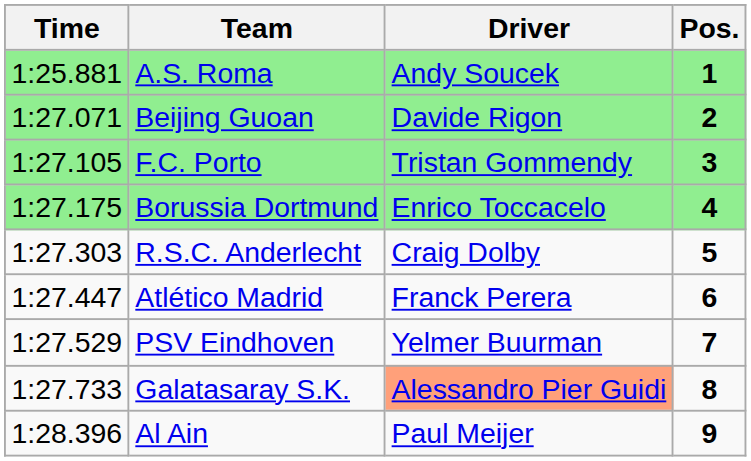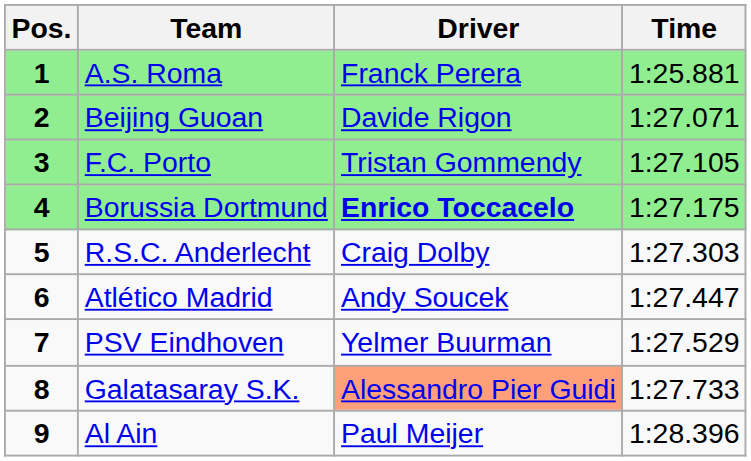columns swapped: (710, 28) <-> (67, 28)
(475, 73) Andy Soucek -> (431, 73) Franck Perera
(499, 208) normal -> (458, 208) bold
(482, 298) Franck Perera -> (425, 298) Andy Soucek
